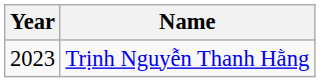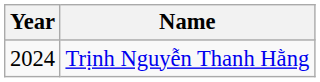(32, 58) 2023 -> (32, 58) 2024
